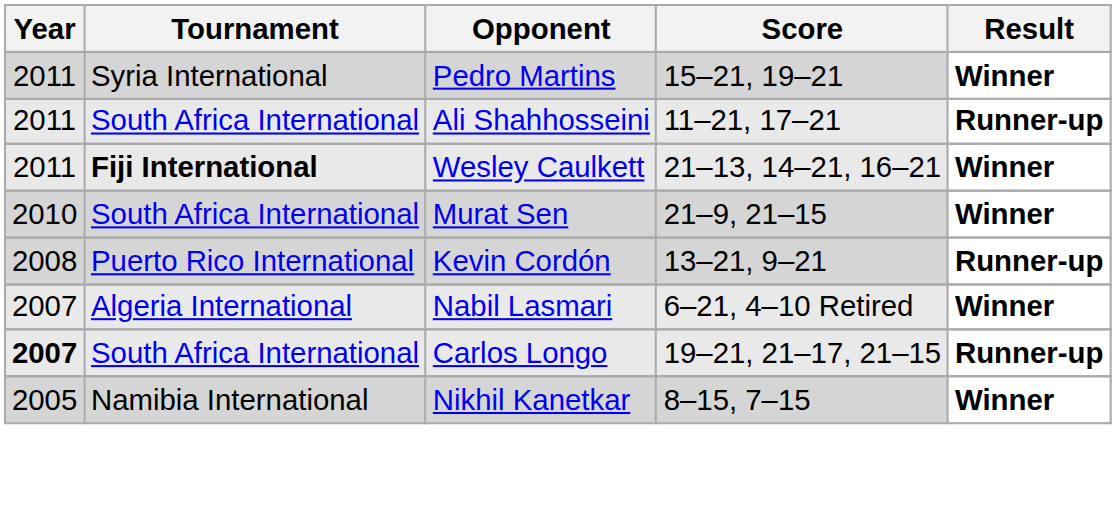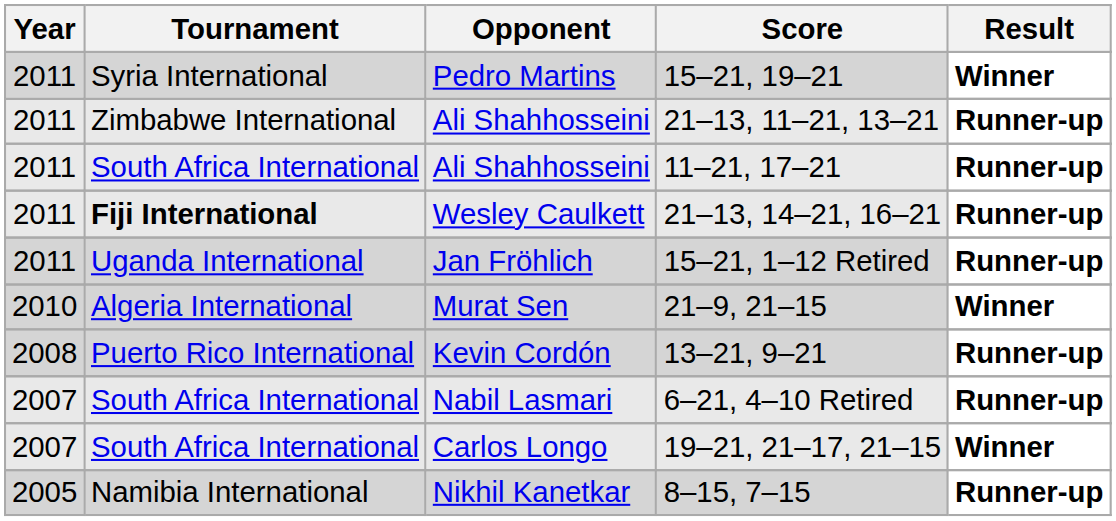+ row: (541, 121)
(1005, 168) Winner -> (1029, 214) Runner-up
+ row: (513, 261)
(255, 214) South Africa International -> (222, 307) Algeria International
(222, 307) Algeria International -> (255, 400) South Africa International
(1005, 307) Winner -> (1029, 400) Runner-up
(45, 353) bold -> (45, 446) normal
(1029, 353) Runner-up -> (1005, 446) Winner
(1005, 400) Winner -> (1029, 493) Runner-up
